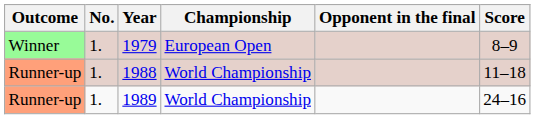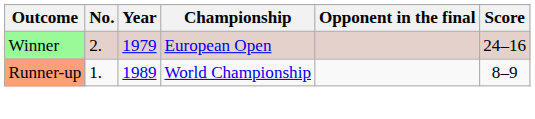(96, 45) 1. -> (96, 45) 2.
(505, 45) 8–9 -> (505, 45) 24–16
- row: (139, 72)
(505, 99) 24–16 -> (505, 72) 8–9
